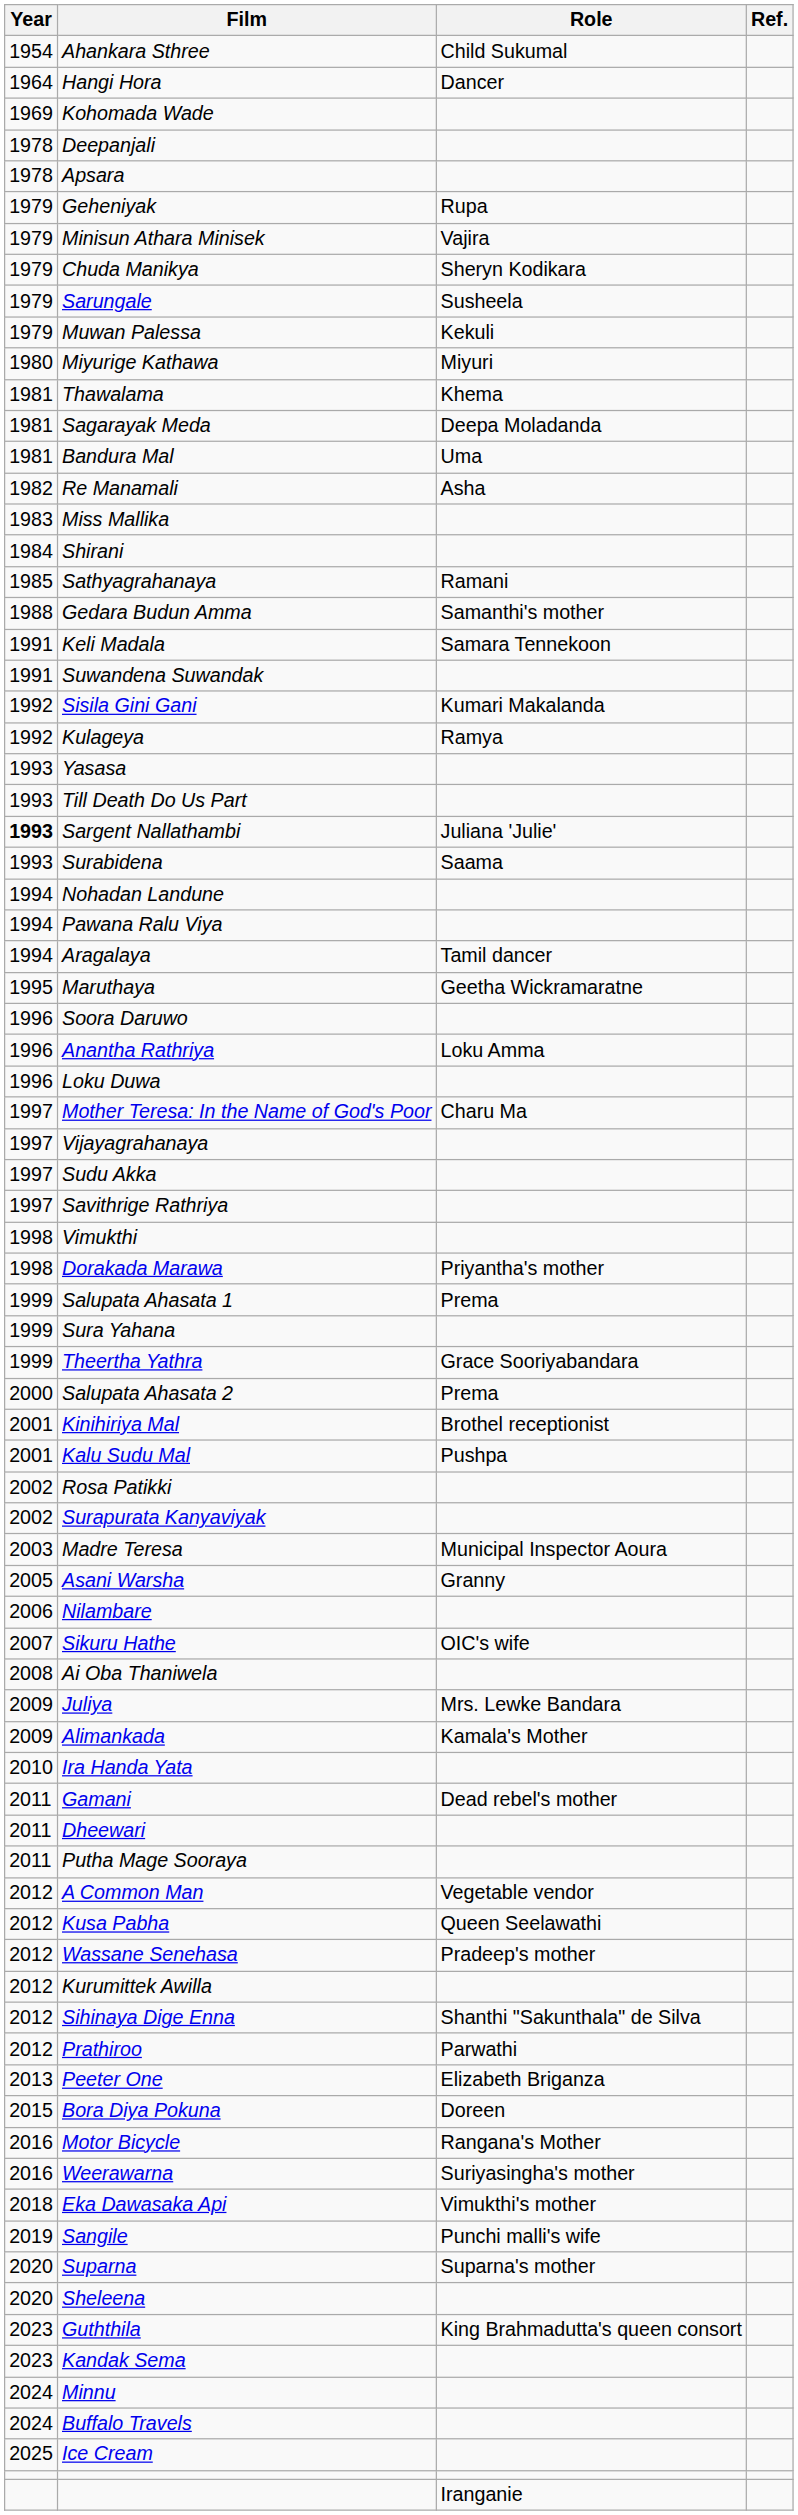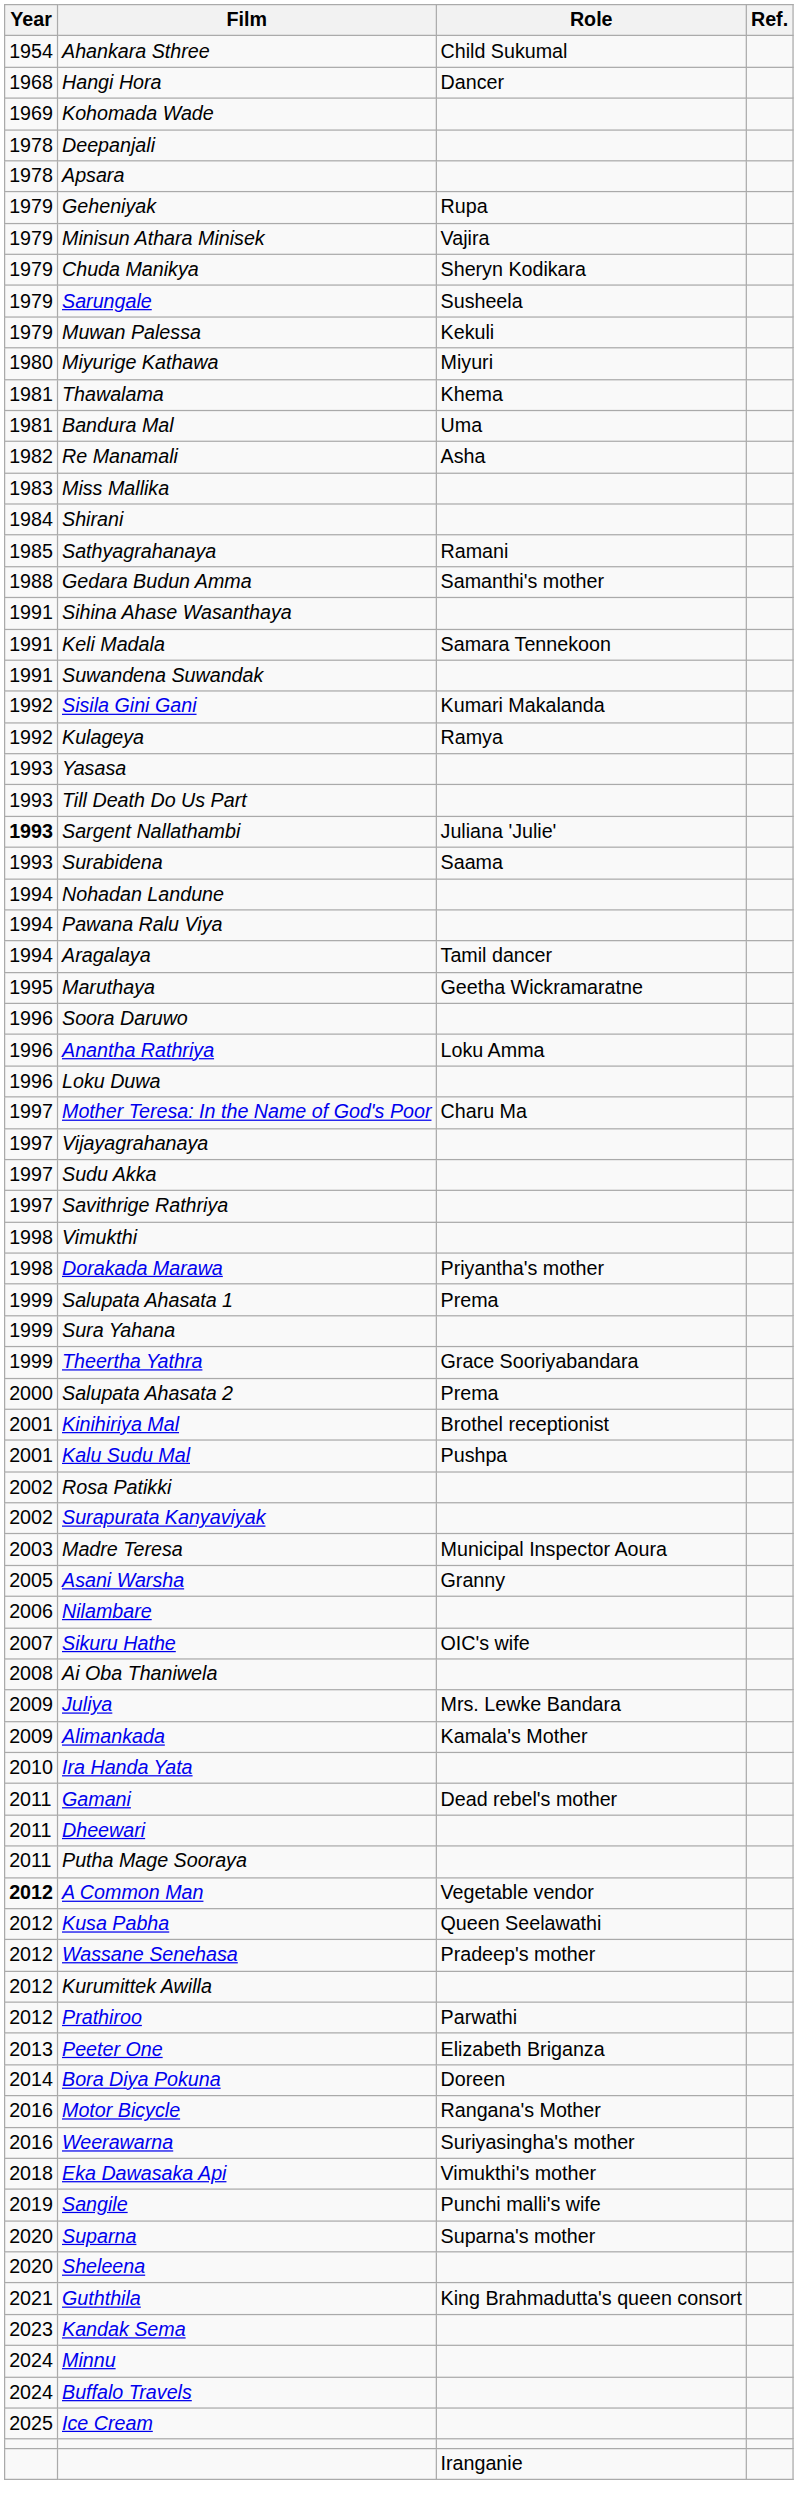(31, 82) 1964 -> (31, 82) 1968
- row: (136, 425)
+ row: (177, 613)
(31, 1892) normal -> (31, 1892) bold
- row: (148, 2017)
(31, 2111) 2015 -> (31, 2080) 2014
(31, 2329) 2023 -> (31, 2298) 2021
